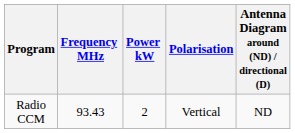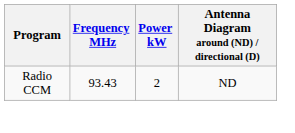- column: (201, 49)
